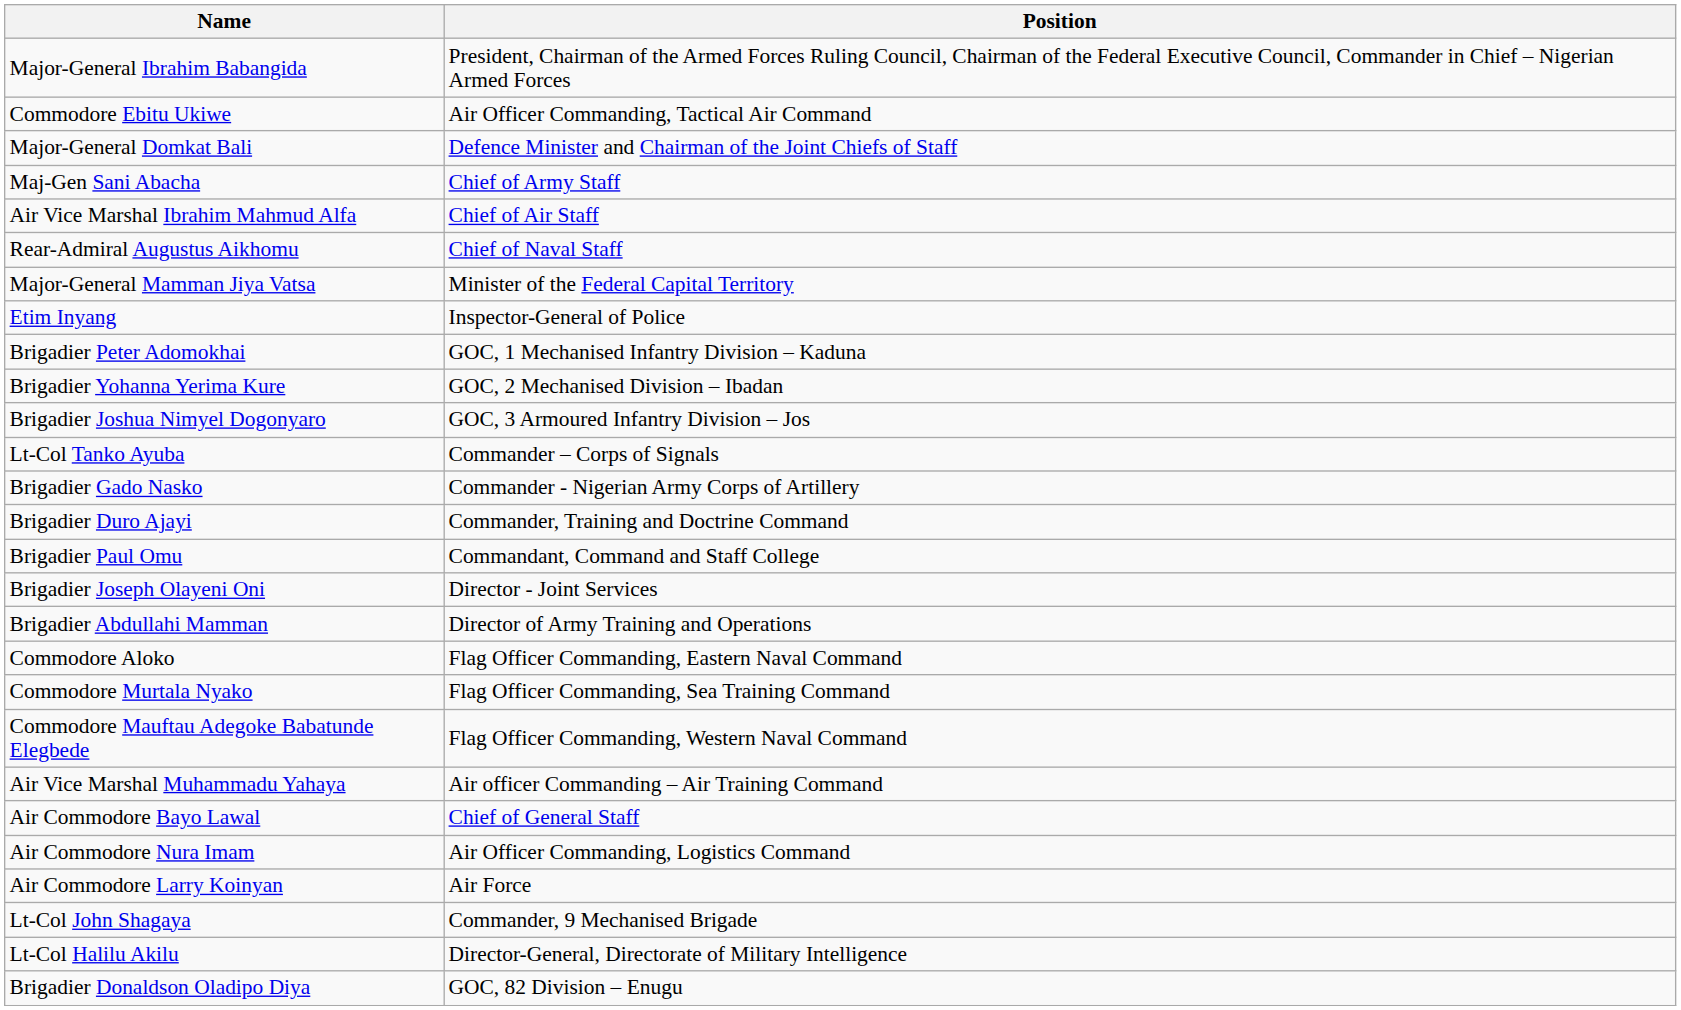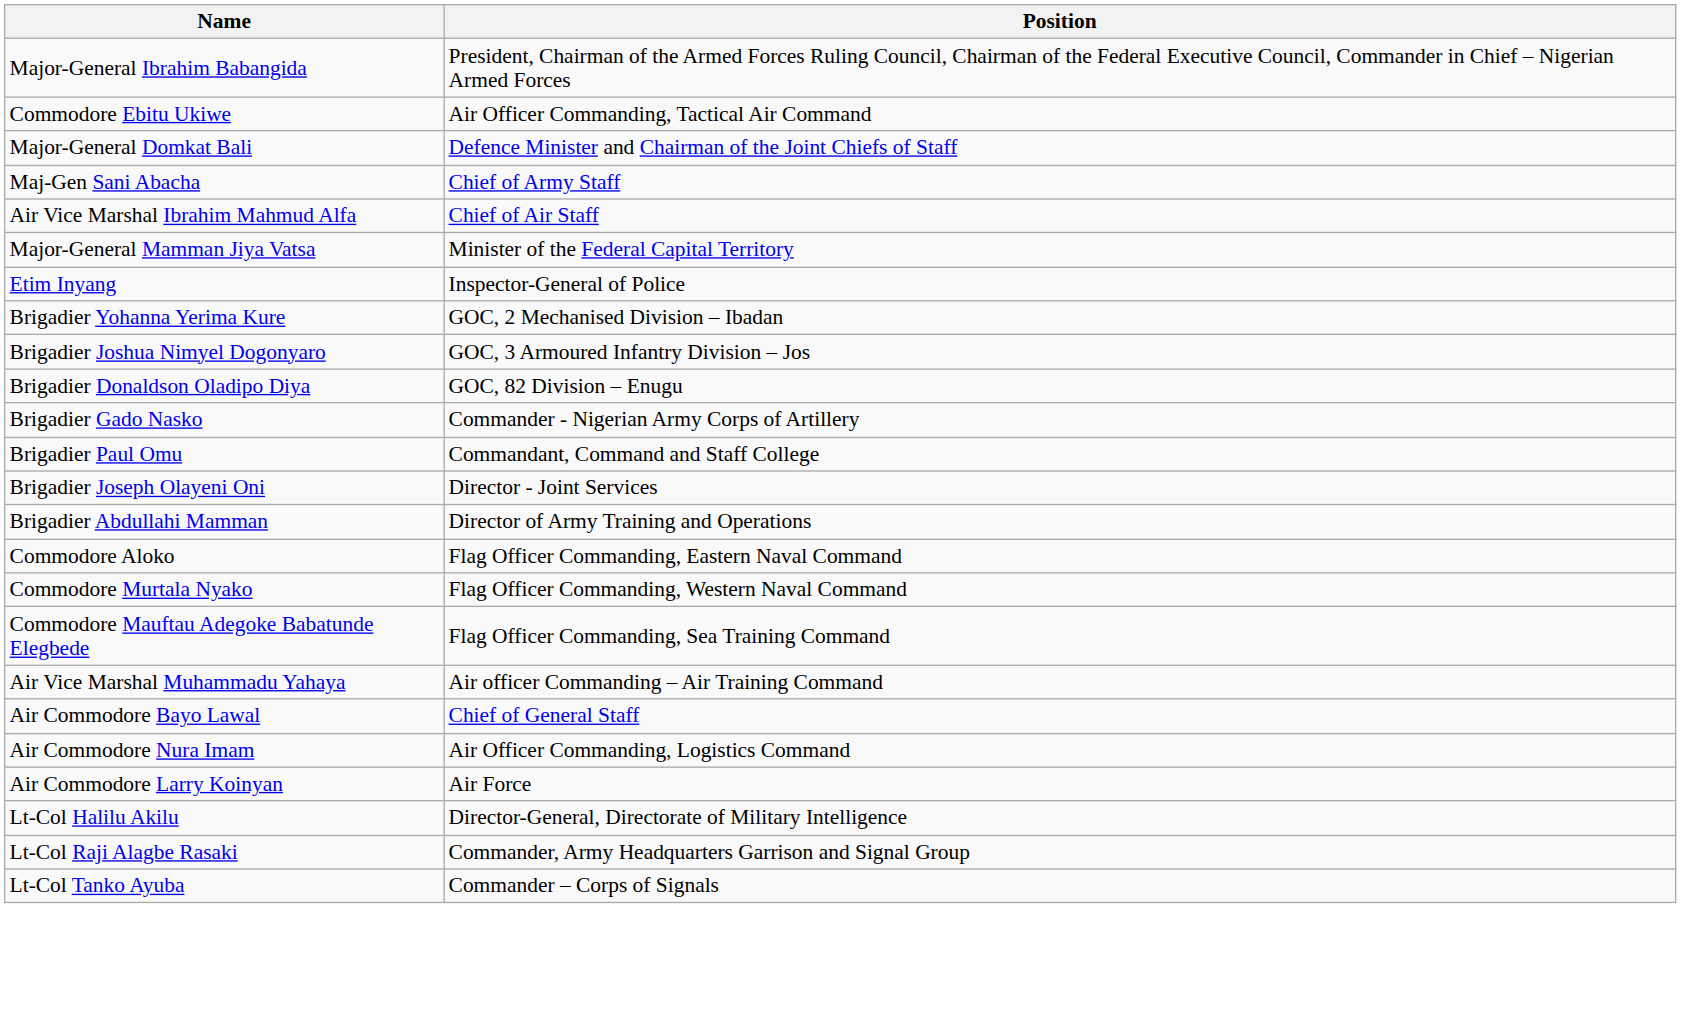- row: (154, 249)
- row: (128, 351)
rows swapped: (160, 987) <-> (97, 453)
- row: (101, 521)
(669, 691) Flag Officer Commanding, Sea Training Command -> (678, 589) Flag Officer Commanding, Western Naval Command
(678, 737) Flag Officer Commanding, Western Naval Command -> (669, 635) Flag Officer Commanding, Sea Training Command
- row: (100, 919)
+ row: (124, 851)
